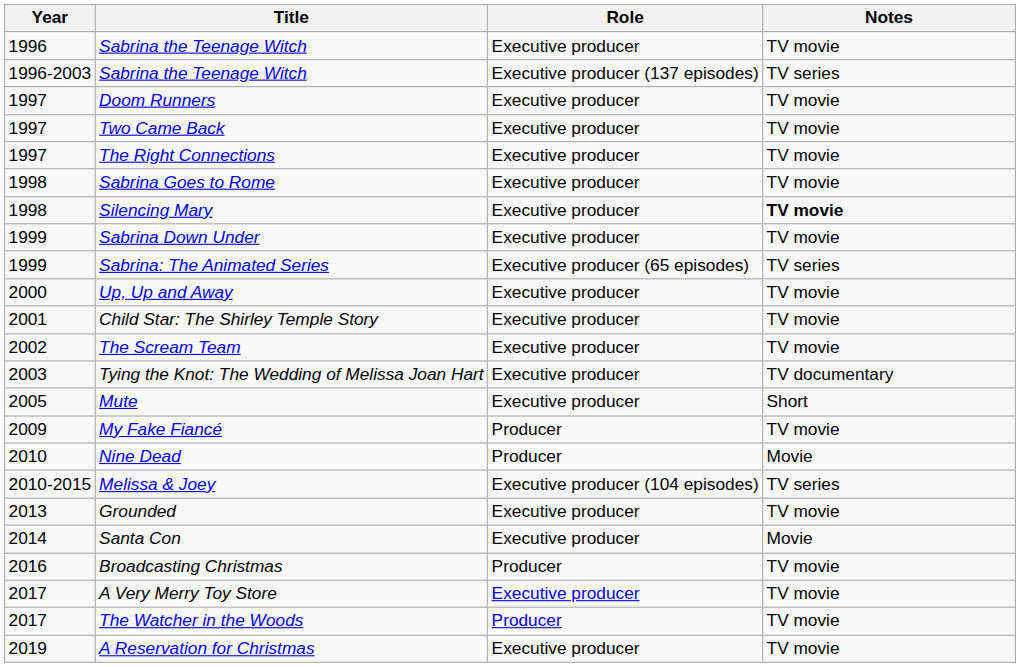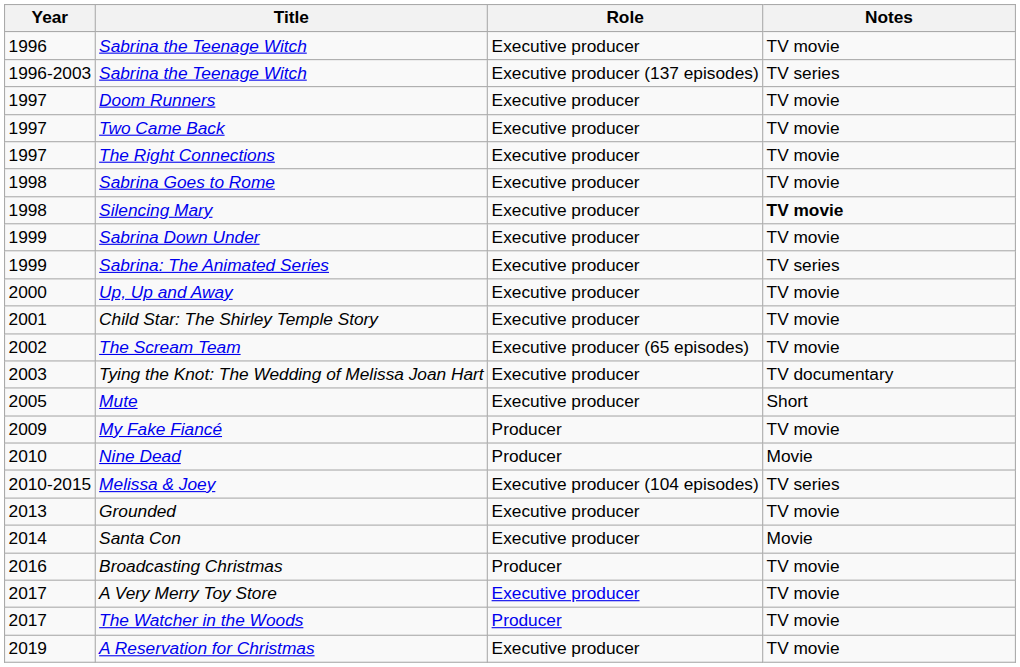(620, 264) Executive producer (65 episodes) -> (566, 264) Executive producer
(566, 347) Executive producer -> (620, 347) Executive producer (65 episodes)
